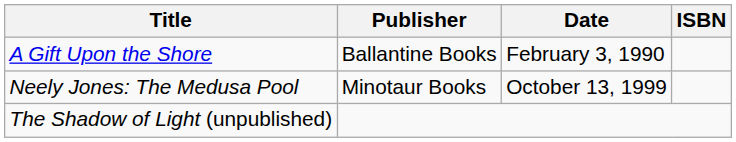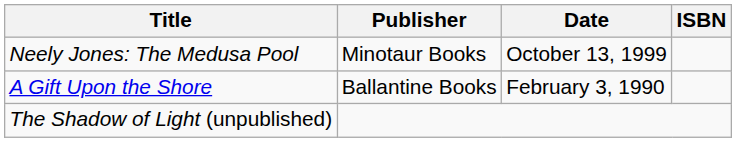rows swapped: (111, 53) <-> (154, 86)
